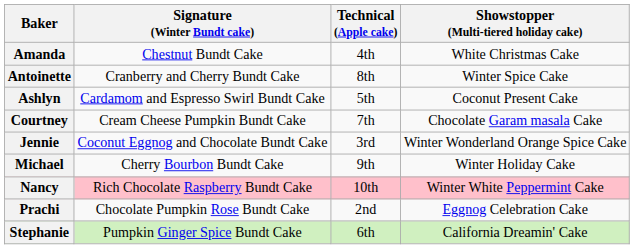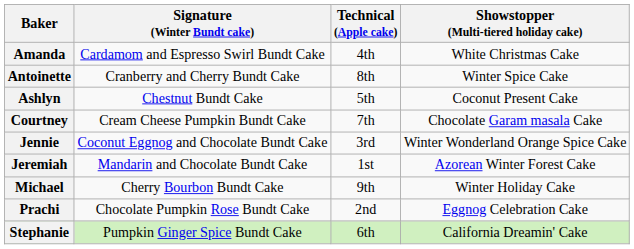(202, 53) Chestnut Bundt Cake -> (202, 53) Cardamom and Espresso Swirl Bundt Cake
(202, 98) Cardamom and Espresso Swirl Bundt Cake -> (202, 98) Chestnut Bundt Cake
+ row: (39, 165)
- row: (39, 187)
